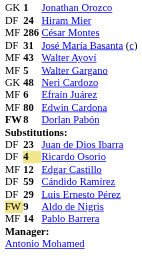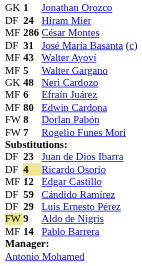(13, 120) bold -> (13, 120) normal
+ row: (84, 132)
